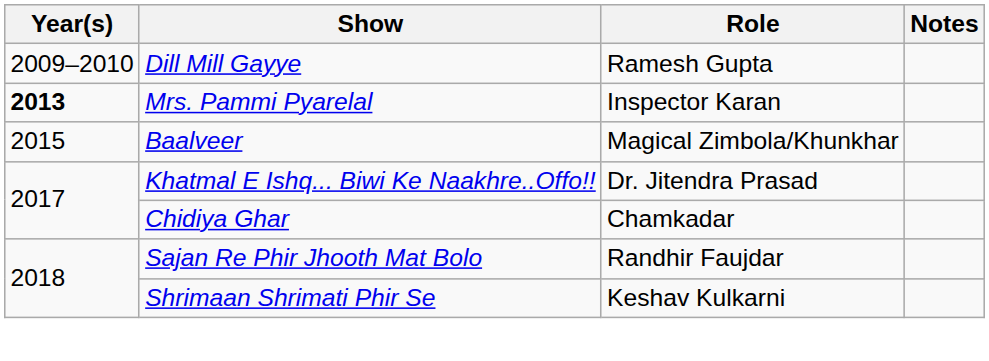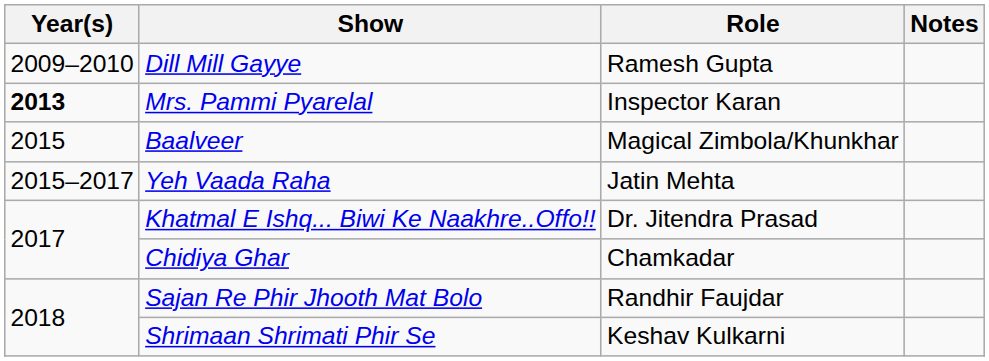+ row: (238, 180)
